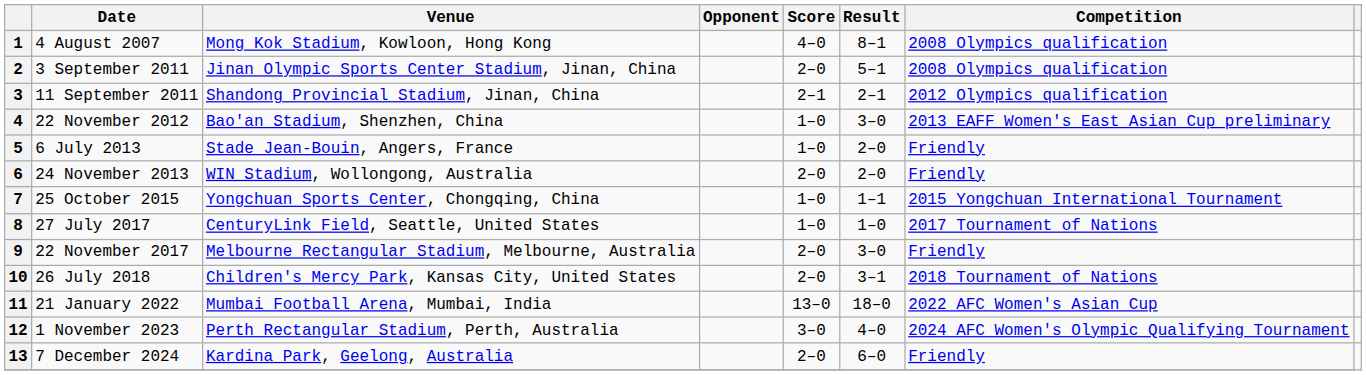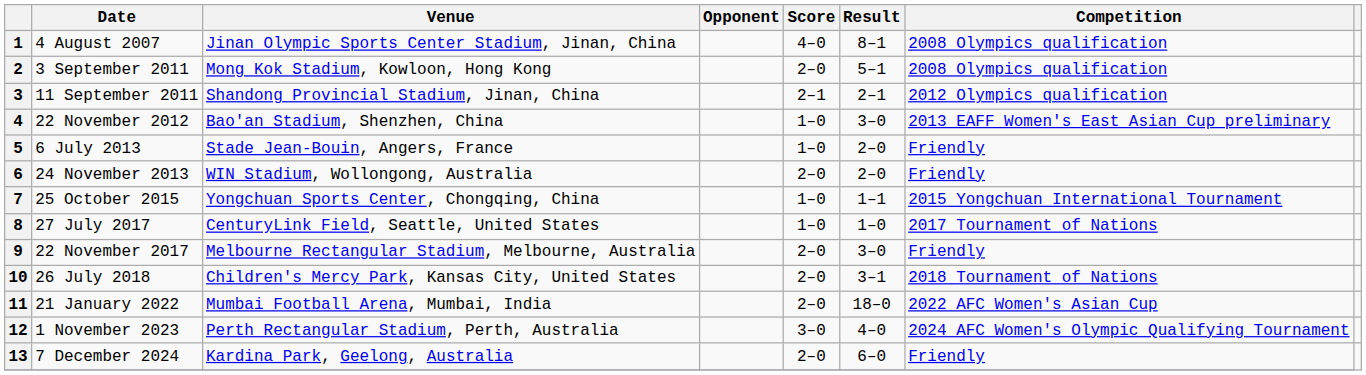(379, 44) Mong Kok Stadium, Kowloon, Hong Kong -> (441, 44) Jinan Olympic Sports Center Stadium, Jinan, China
(441, 70) Jinan Olympic Sports Center Stadium, Jinan, China -> (379, 70) Mong Kok Stadium, Kowloon, Hong Kong
(811, 304) 13–0 -> (811, 304) 2–0
